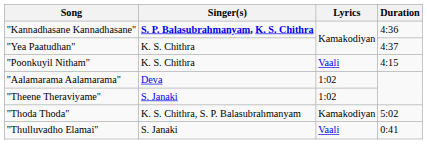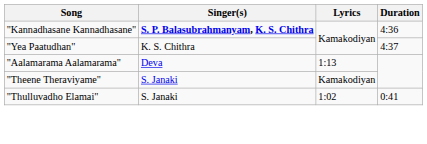- row: (48, 63)
(327, 80) 1:02 -> (327, 63) 1:13
(327, 97) 1:02 -> (347, 80) Kamakodiyan
- row: (38, 113)
(329, 130) Vaali -> (327, 97) 1:02
